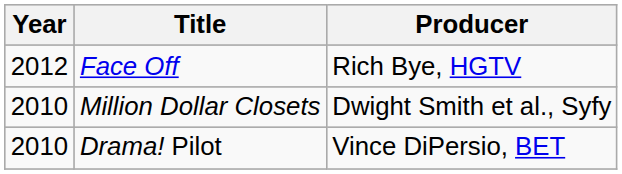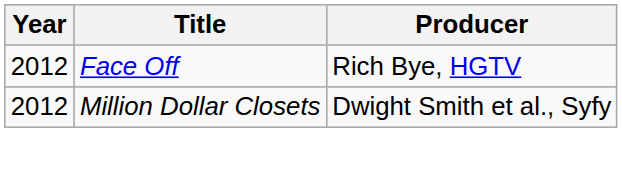(39, 106) 2010 -> (39, 106) 2012
- row: (151, 147)
